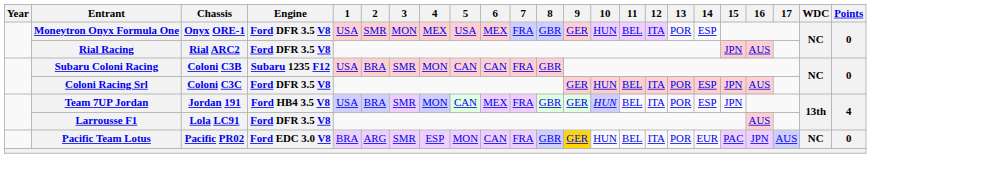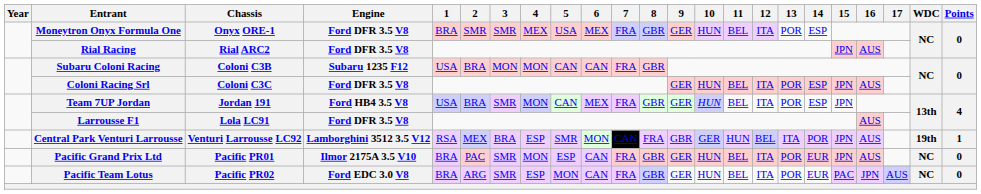(347, 31) USA -> (447, 31) BRA
(404, 31) MON -> (505, 31) SMR
(404, 66) SMR -> (505, 66) MON
+ row: (108, 138)
+ row: (108, 156)
(577, 138) gold background -> (681, 174) no background
